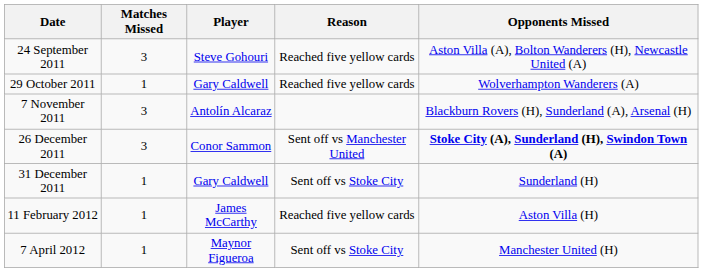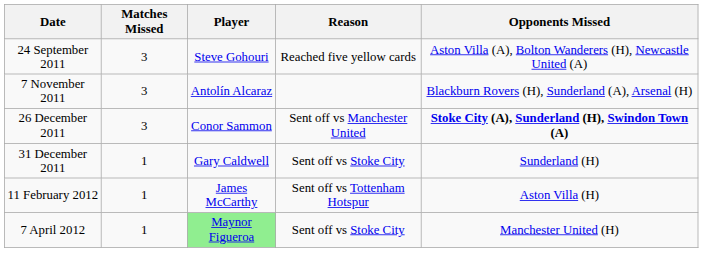- row: (53, 84)
(347, 215) Reached five yellow cards -> (348, 195) Sent off vs Tottenham Hotspur
(231, 250) no background -> (231, 230) lightgreen background
